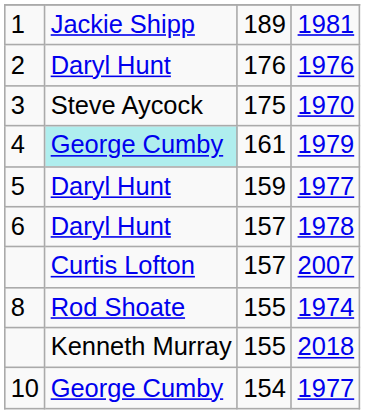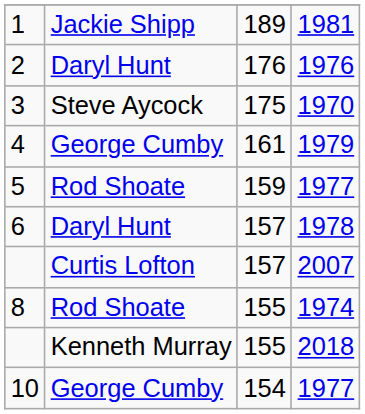(137, 145) paleturquoise background -> (137, 145) no background
(111, 186) Daryl Hunt -> (118, 186) Rod Shoate
